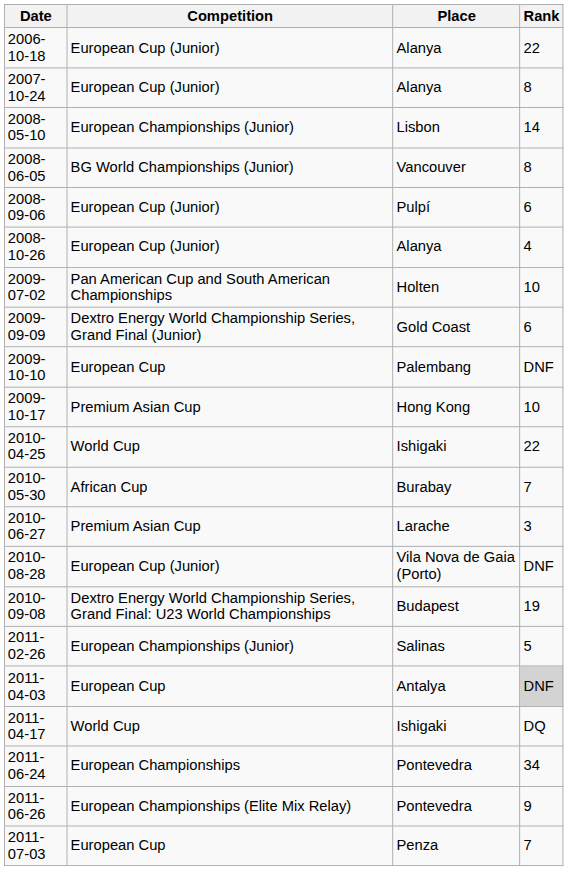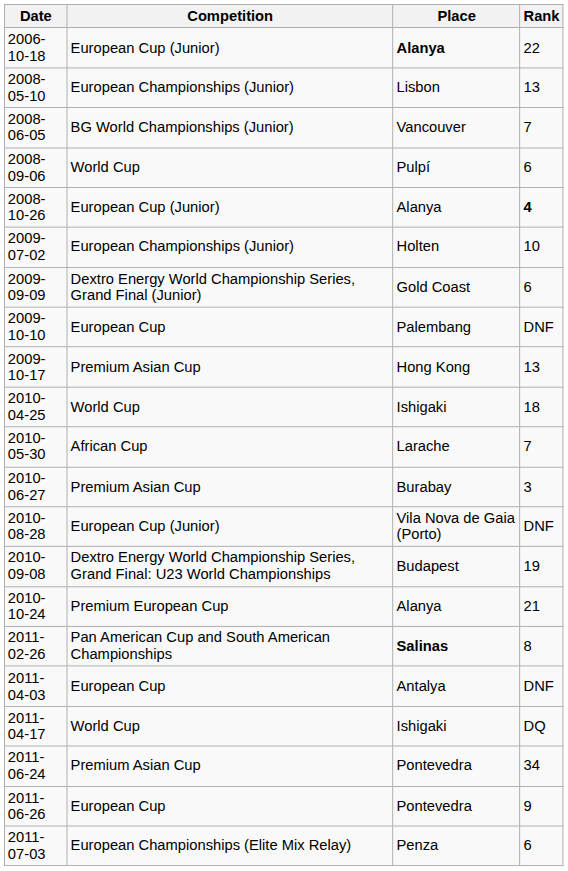(419, 47) normal -> (421, 47) bold
- row: (27, 87)
(532, 127) 14 -> (532, 87) 13
(528, 167) 8 -> (528, 127) 7
(145, 207) European Cup (Junior) -> (105, 167) World Cup
(528, 247) normal -> (528, 207) bold
(200, 287) Pan American Cup and South American Championships -> (182, 247) European Championships (Junior)
(532, 406) 10 -> (532, 367) 13
(532, 446) 22 -> (532, 406) 18
(424, 486) Burabay -> (423, 446) Larache
(423, 526) Larache -> (424, 486) Burabay
+ row: (27, 606)
(182, 646) European Championships (Junior) -> (200, 646) Pan American Cup and South American Championships
(421, 646) normal -> (422, 646) bold
(528, 646) 5 -> (528, 646) 8
(539, 686) lightgrey background -> (539, 686) no background
(155, 766) European Championships -> (136, 766) Premium Asian Cup
(211, 805) European Championships (Elite Mix Relay) -> (118, 805) European Cup
(118, 845) European Cup -> (211, 845) European Championships (Elite Mix Relay)
(528, 845) 7 -> (528, 845) 6
